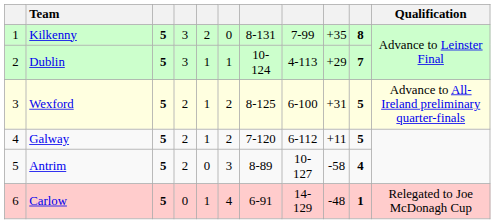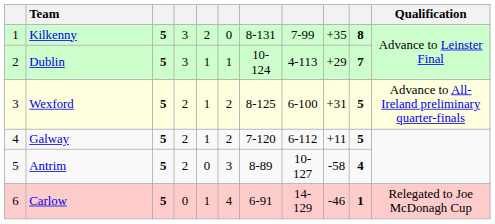(337, 201) -48 -> (337, 201) -46
